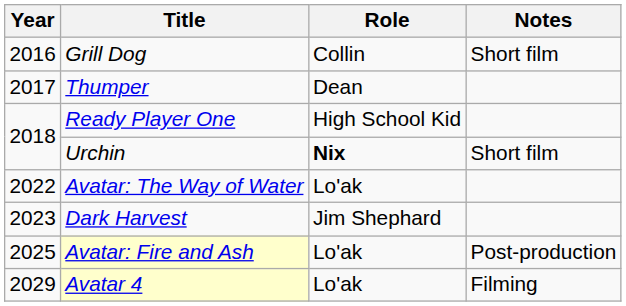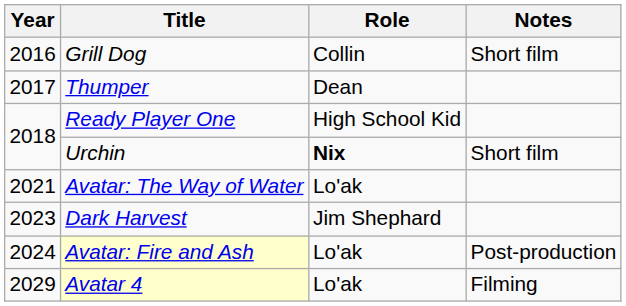(33, 185) 2022 -> (33, 185) 2021
(33, 251) 2025 -> (33, 251) 2024
